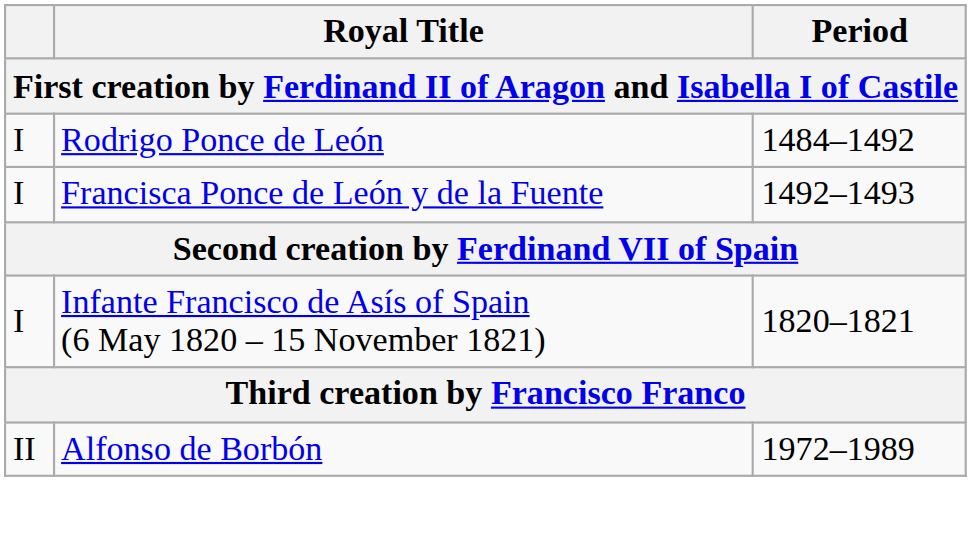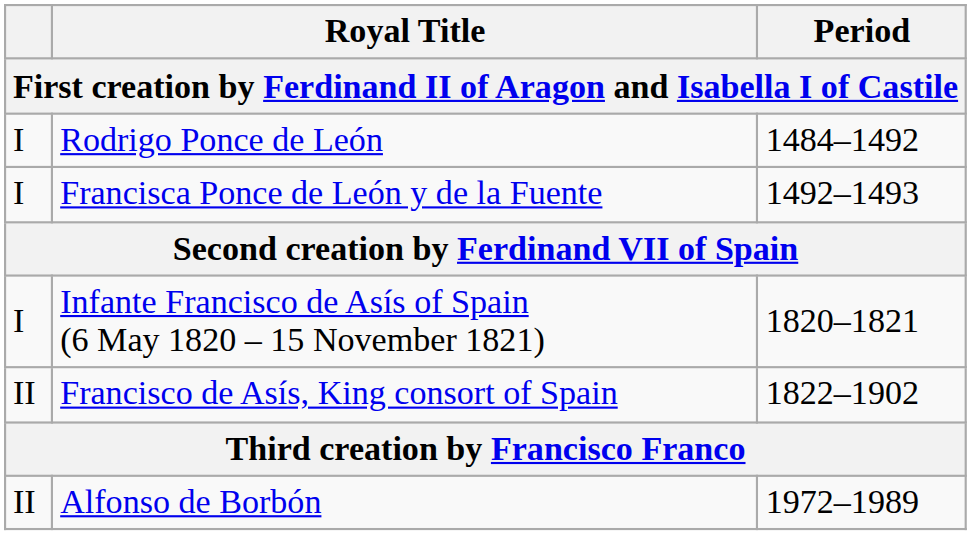+ row: (339, 394)
